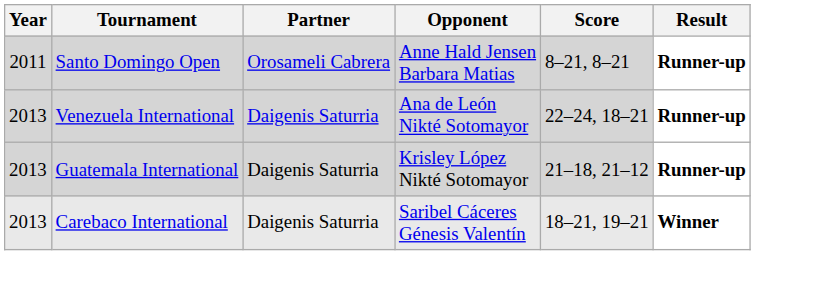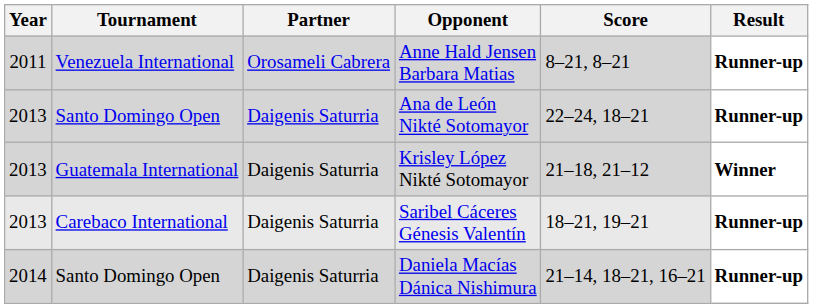(138, 62) Santo Domingo Open -> (145, 62) Venezuela International
(145, 116) Venezuela International -> (138, 116) Santo Domingo Open
(702, 169) Runner-up -> (745, 169) Winner
(688, 222) Winner -> (759, 222) Runner-up
+ row: (468, 276)
